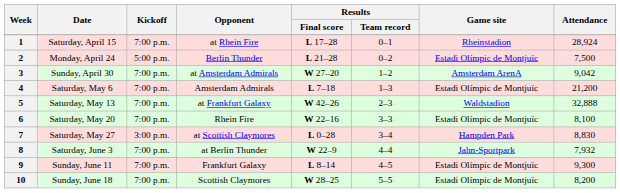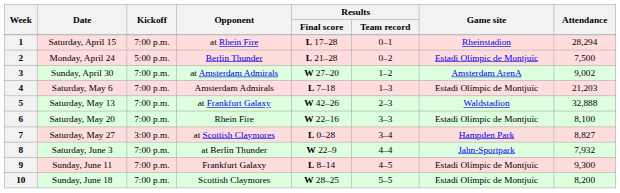(585, 42) 28,924 -> (585, 42) 28,294
(585, 73) 9,042 -> (585, 73) 9,002
(585, 88) 21,200 -> (585, 88) 21,203
(585, 134) 8,830 -> (585, 134) 8,827
